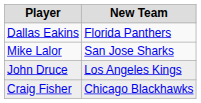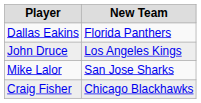rows swapped: (37, 70) <-> (34, 51)
